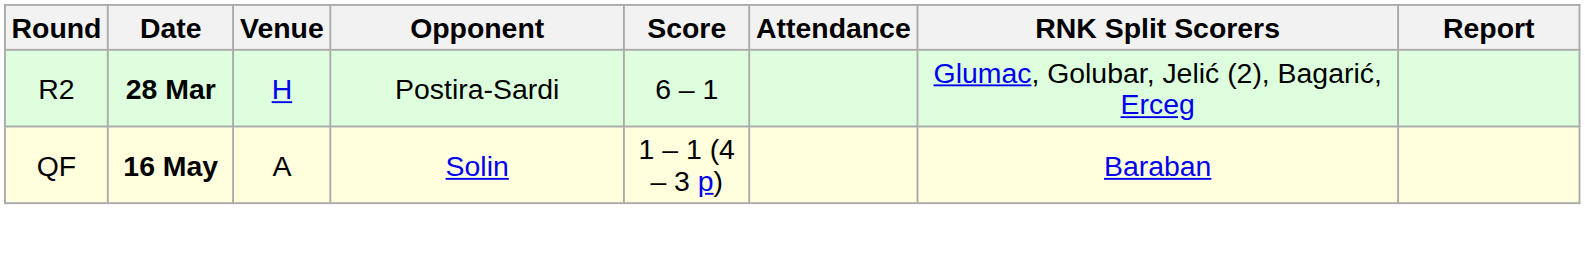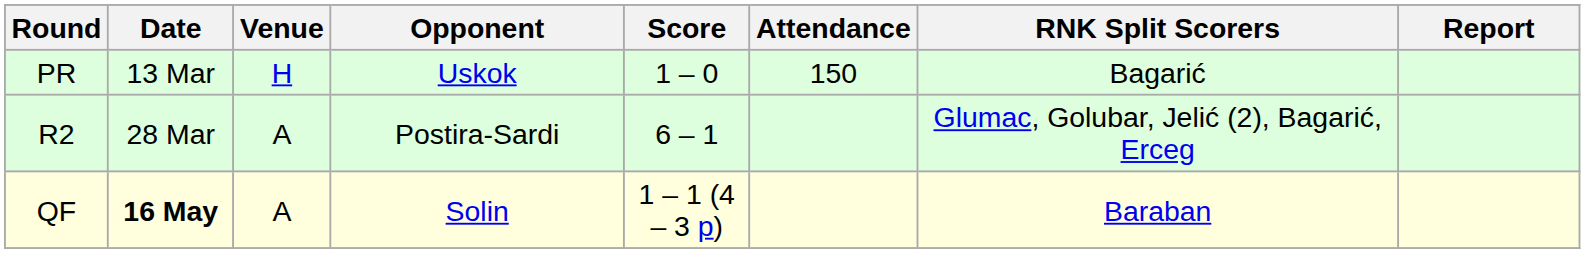+ row: (56, 73)
(171, 89) bold -> (171, 134) normal
(282, 89) H -> (282, 134) A
